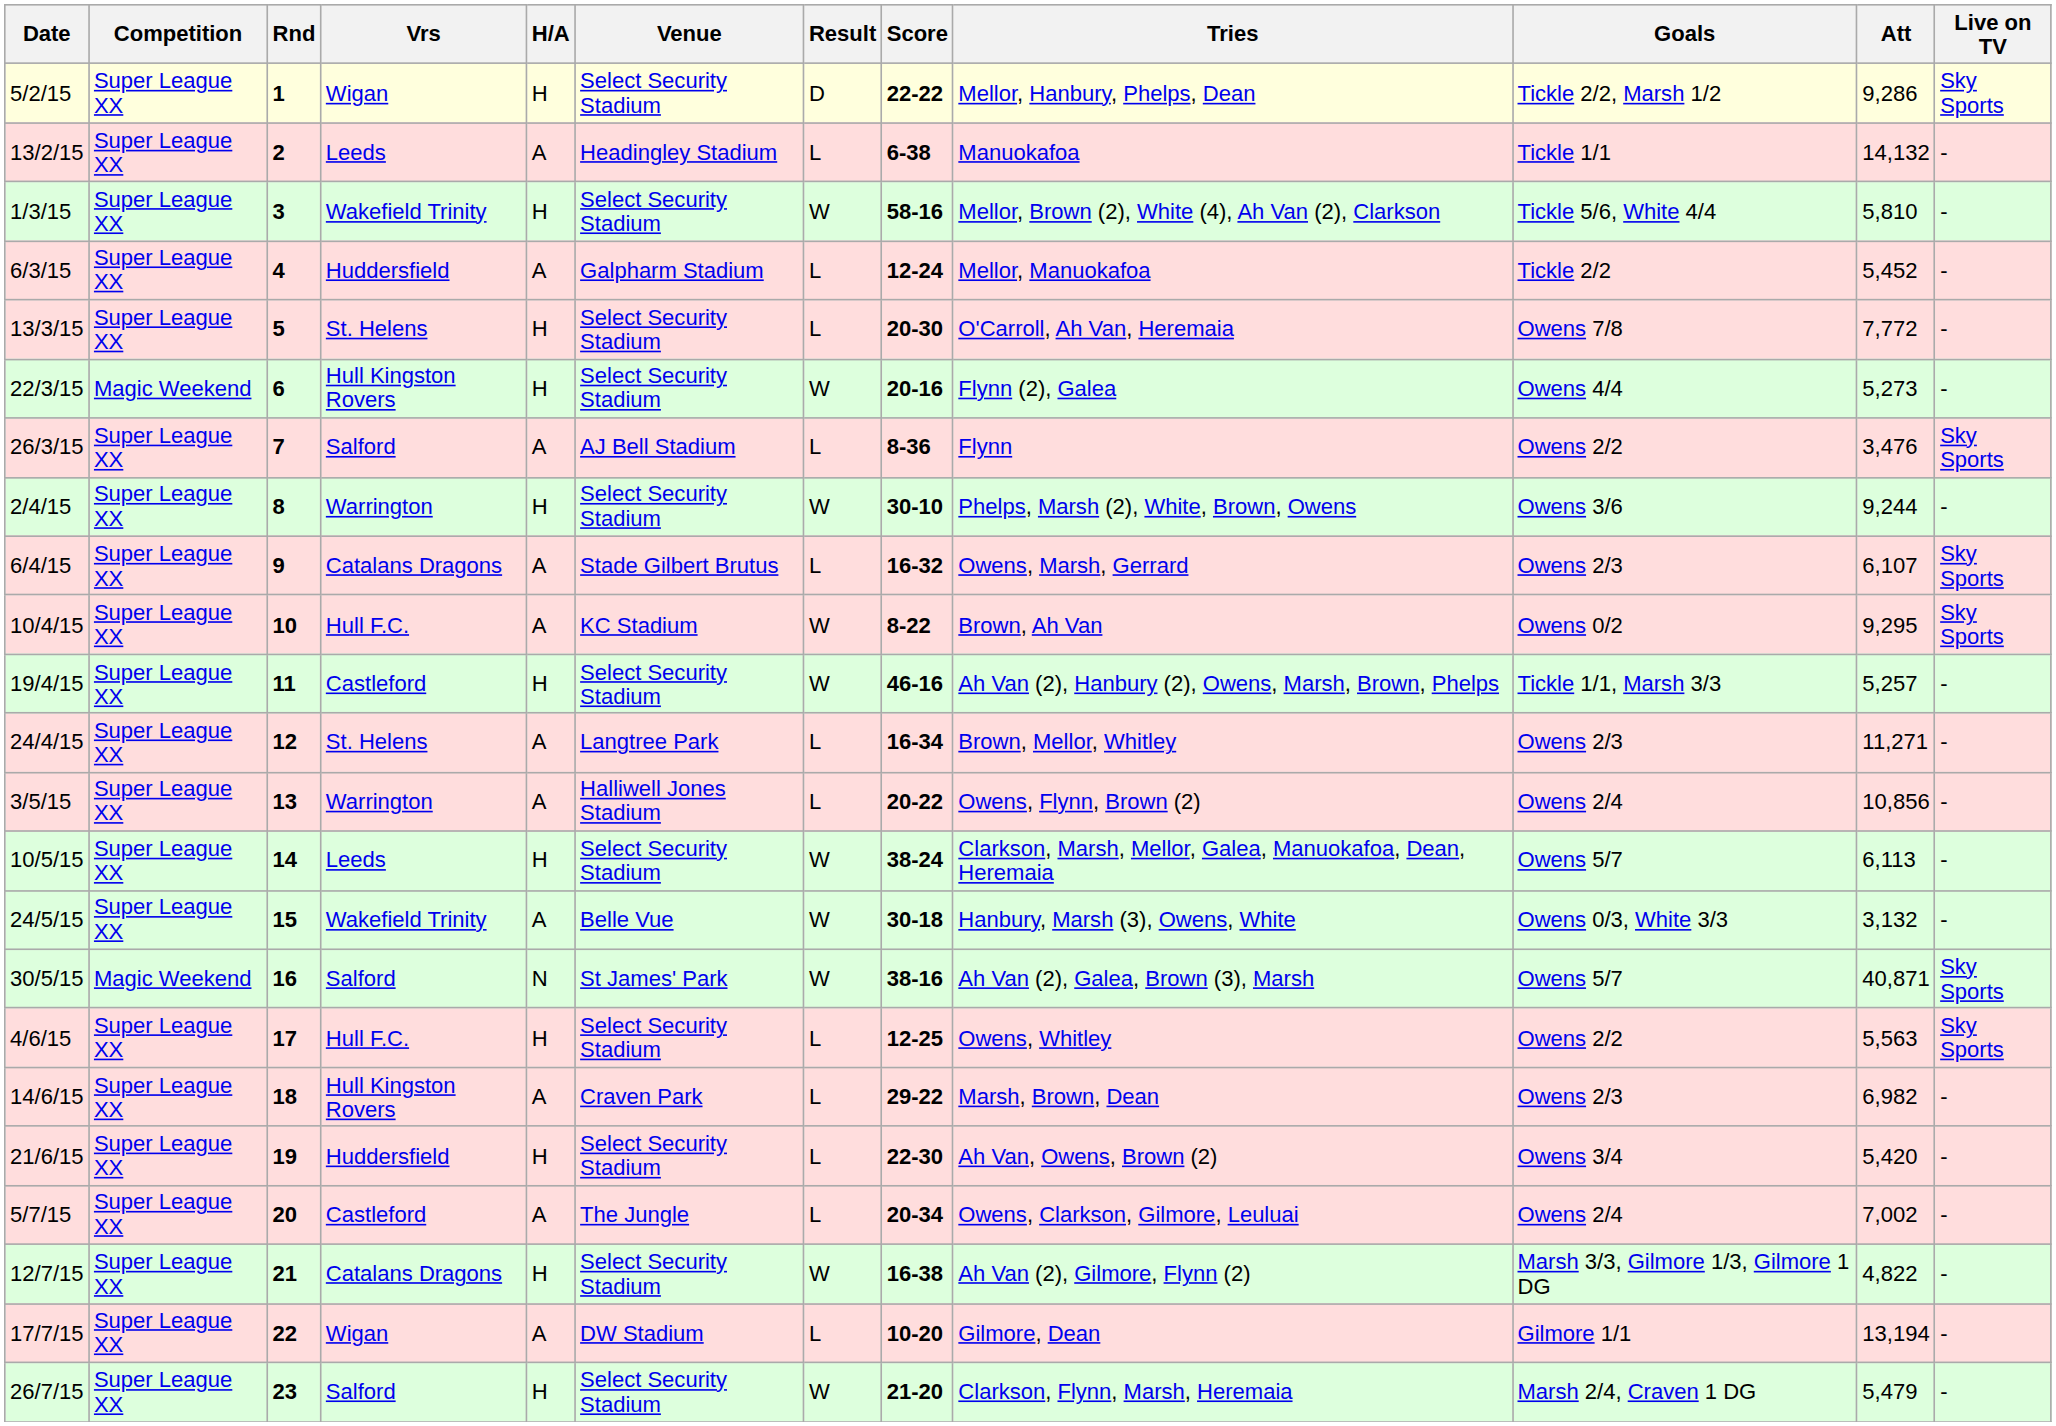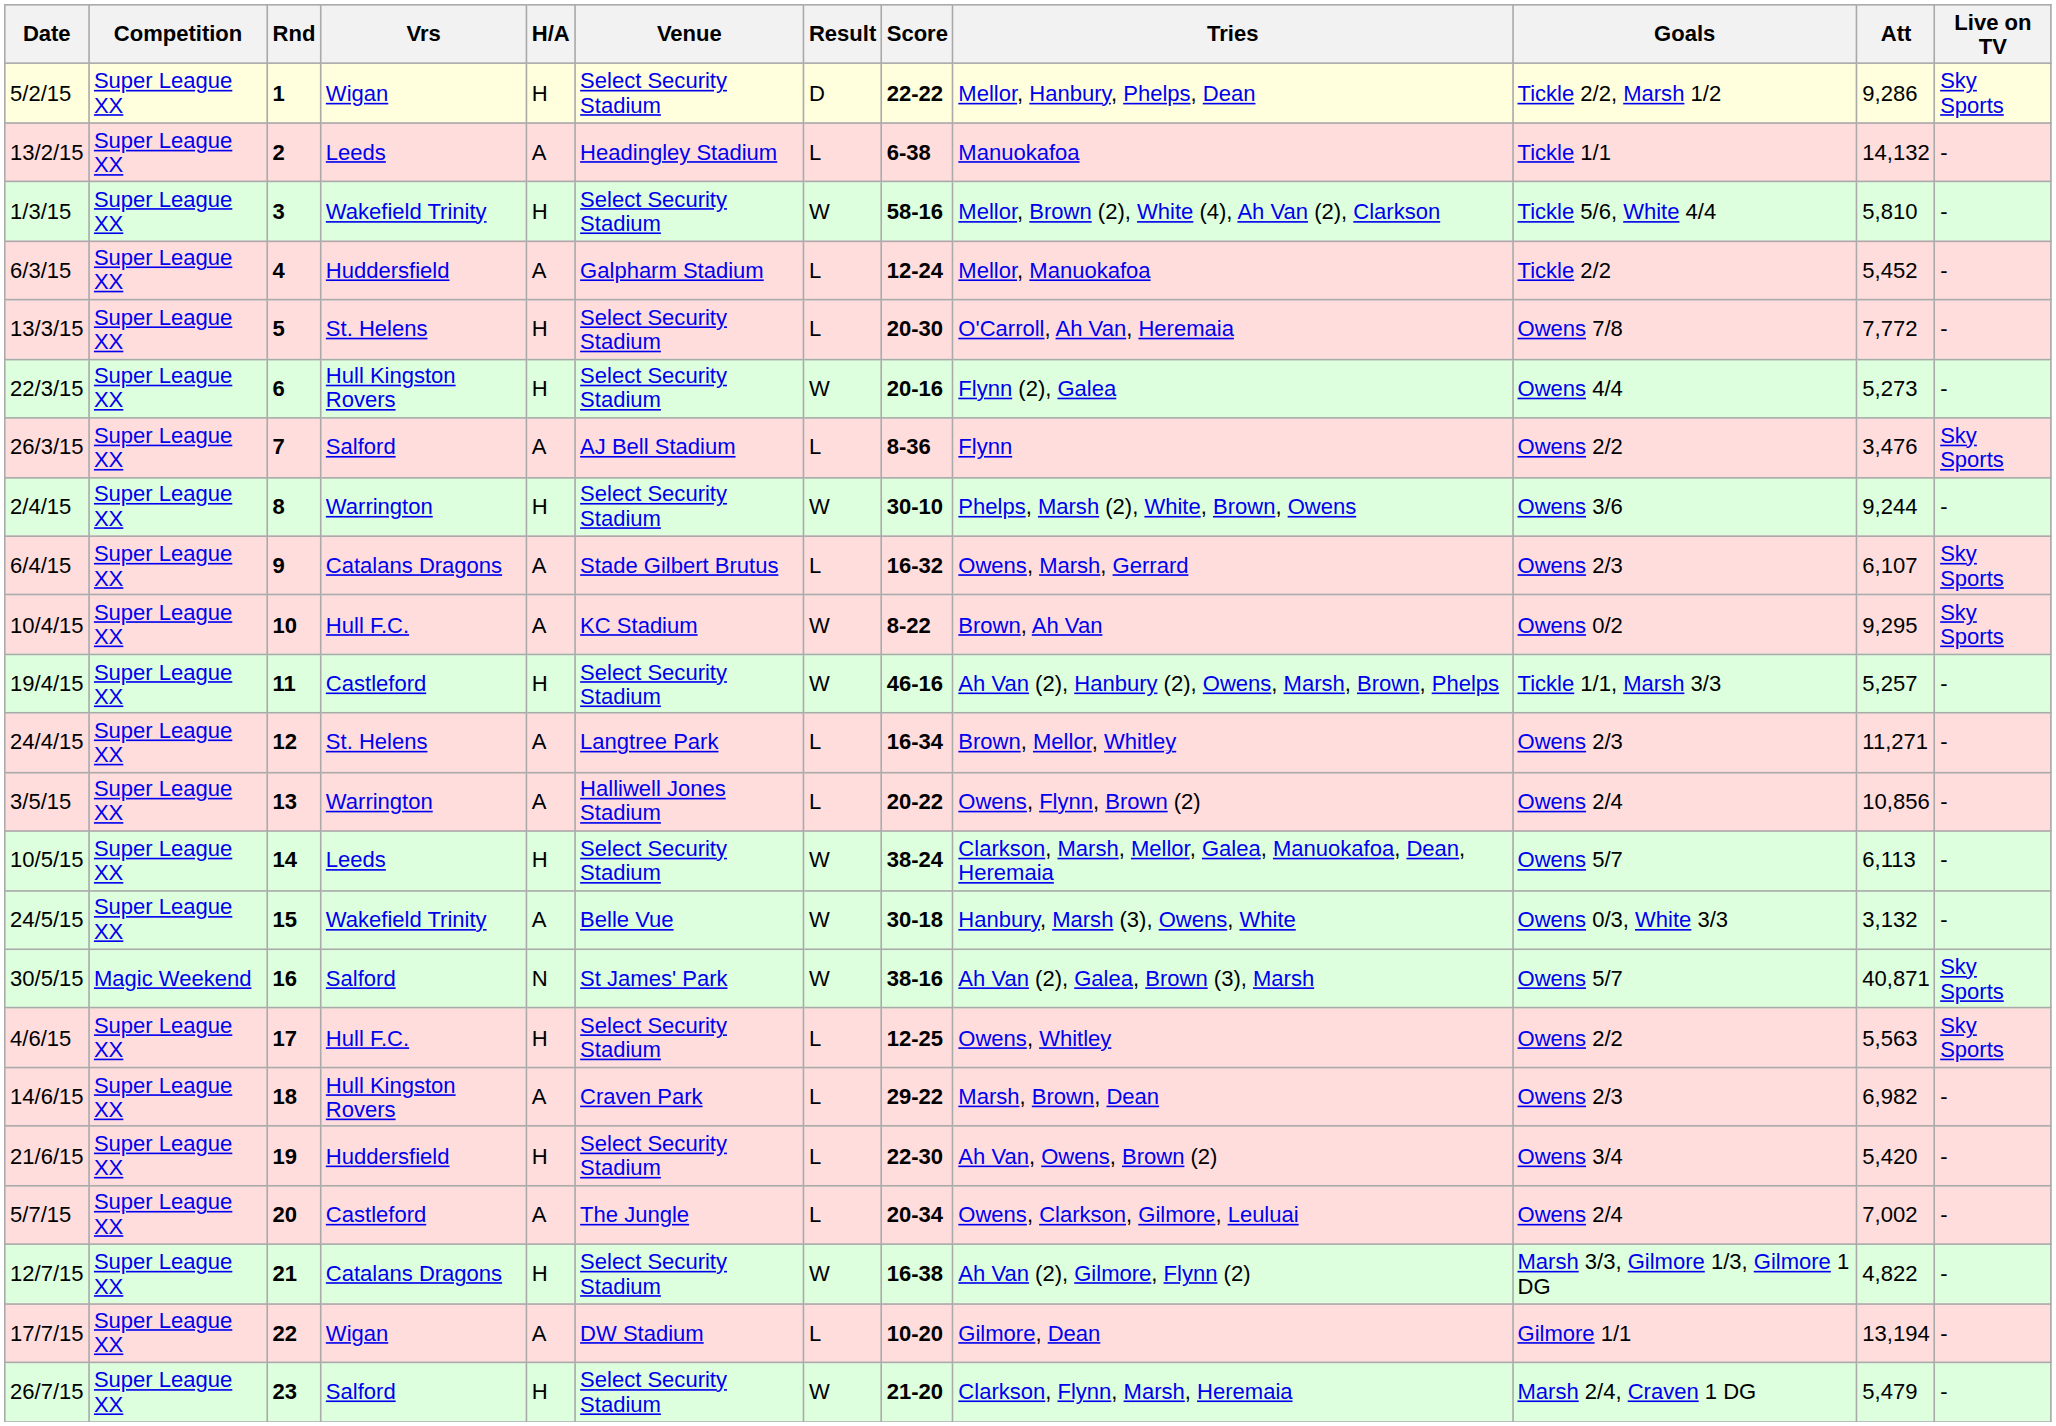(173, 388) Magic Weekend -> (163, 388) Super League XX
